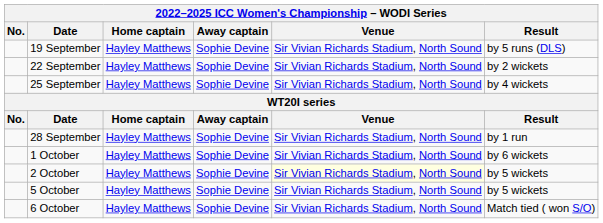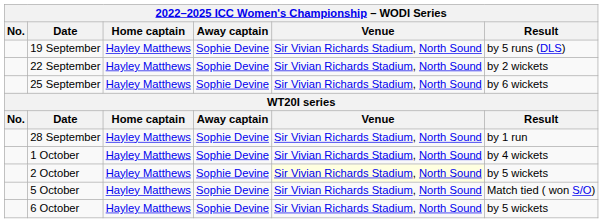(518, 84) by 4 wickets -> (518, 84) by 6 wickets
(518, 155) by 6 wickets -> (518, 155) by 4 wickets
(518, 191) by 5 wickets -> (541, 191) Match tied ( won S/O)
(541, 208) Match tied ( won S/O) -> (518, 208) by 5 wickets
